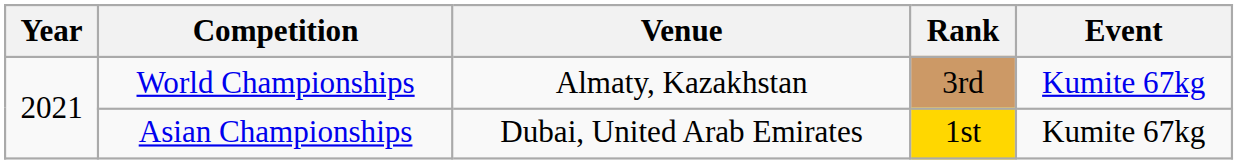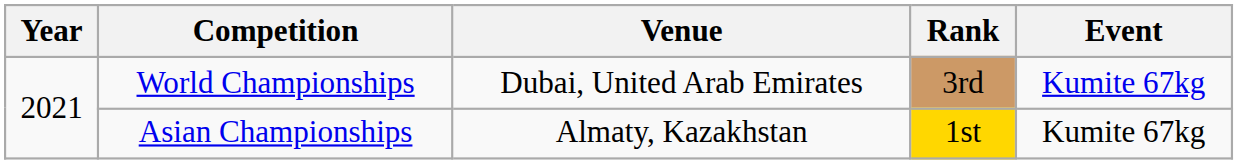(682, 81) Almaty, Kazakhstan -> (682, 81) Dubai, United Arab Emirates
(682, 133) Dubai, United Arab Emirates -> (682, 133) Almaty, Kazakhstan
